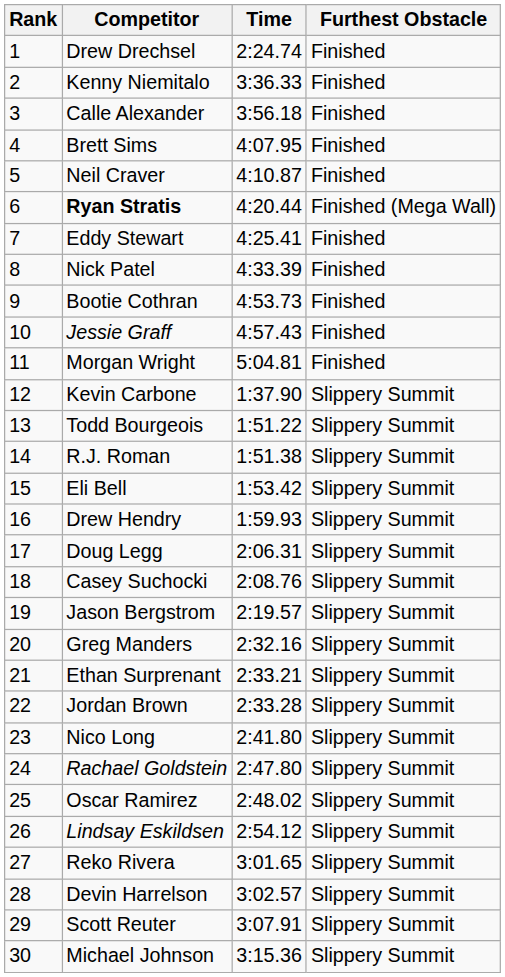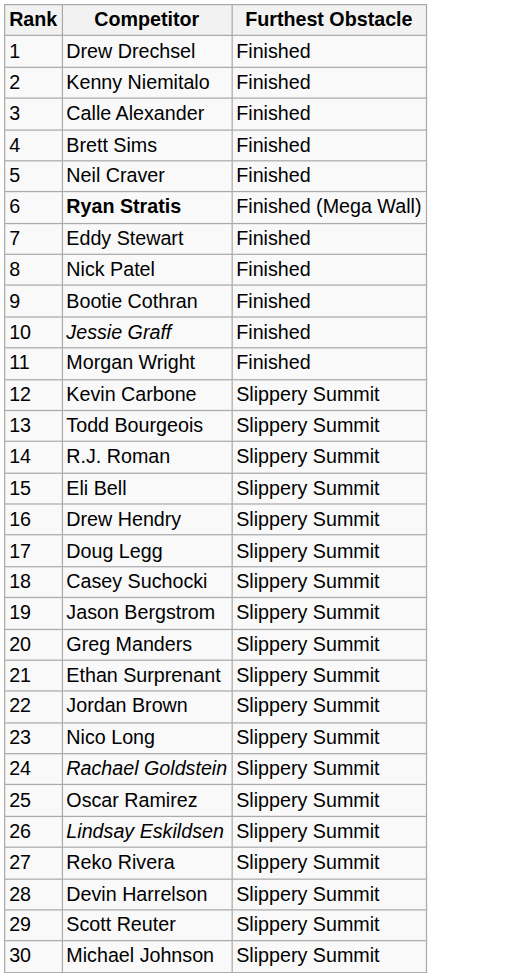- column: (269, 20)
